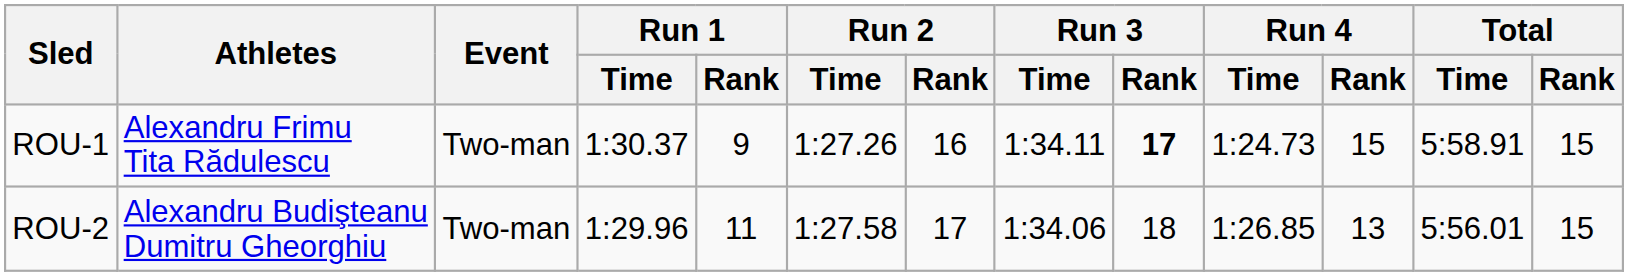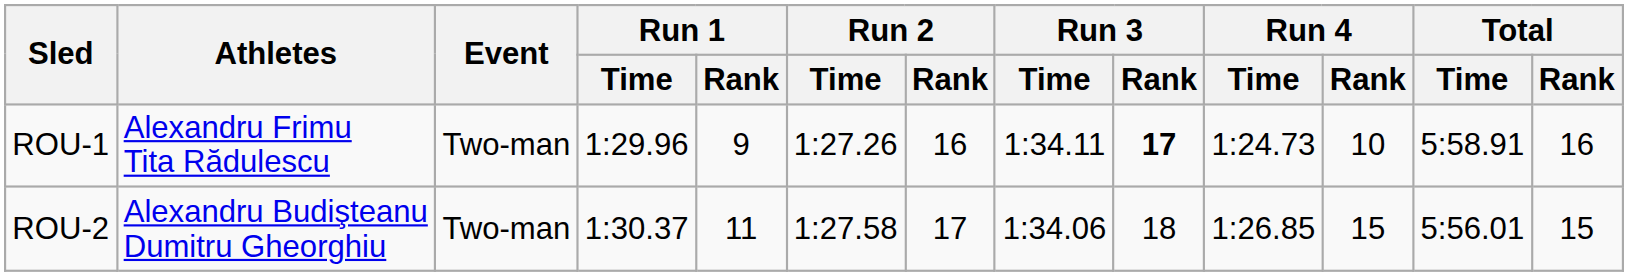(637, 146) 1:30.37 -> (637, 146) 1:29.96
(1368, 146) 15 -> (1368, 146) 10
(1577, 146) 15 -> (1577, 146) 16
(637, 229) 1:29.96 -> (637, 229) 1:30.37
(1368, 229) 13 -> (1368, 229) 15
